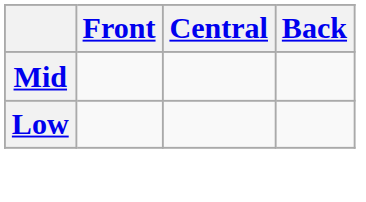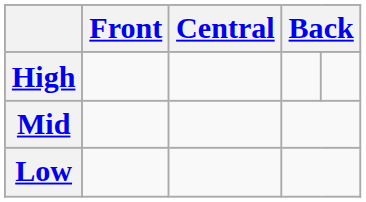+ row: (44, 76)
